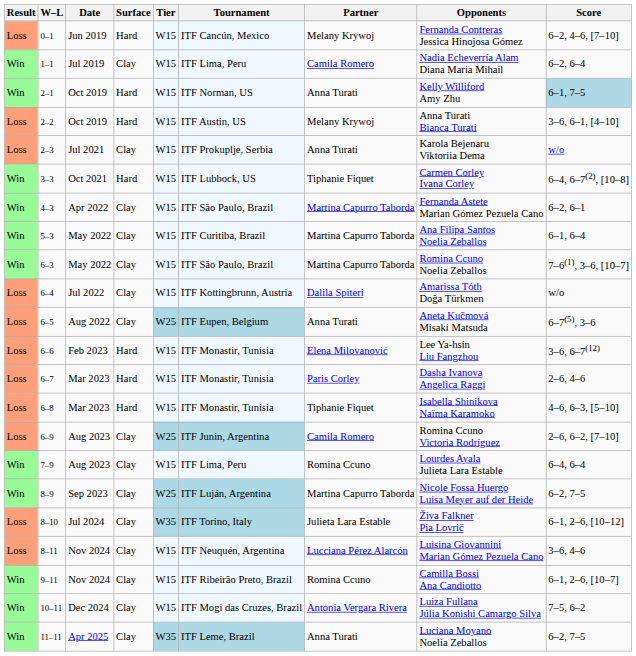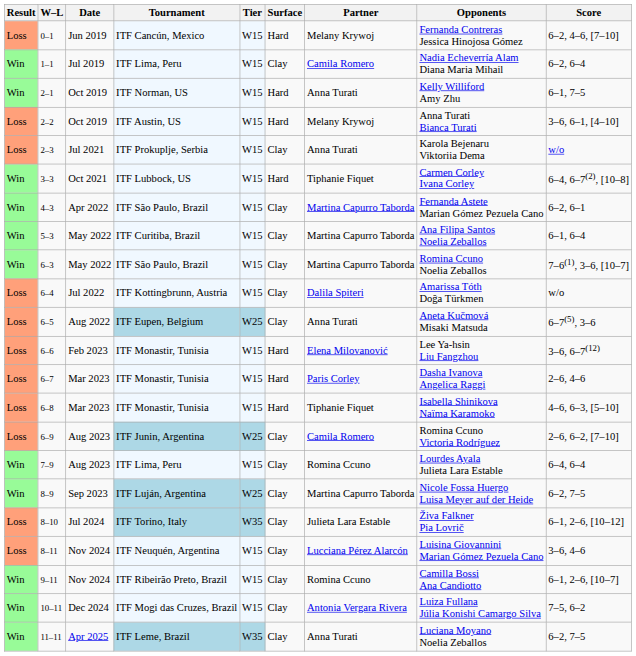columns swapped: (242, 12) <-> (133, 12)
(567, 92) lightblue background -> (567, 92) no background
